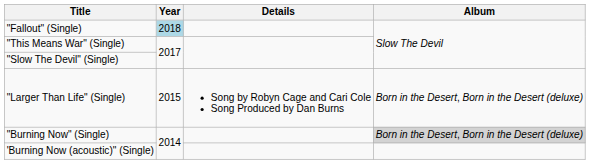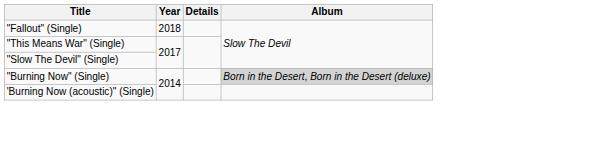(170, 28) lightblue background -> (170, 28) no background
- row: (66, 97)
